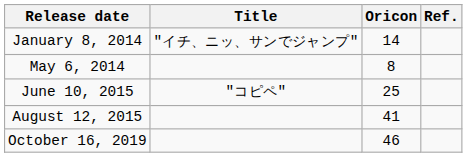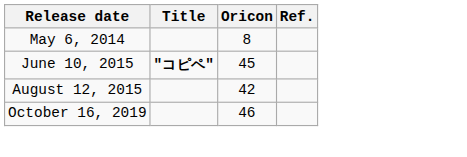- row: (77, 41)
(256, 92) normal -> (184, 66) bold
(391, 92) 25 -> (247, 65) 45
(391, 117) 41 -> (247, 90) 42
